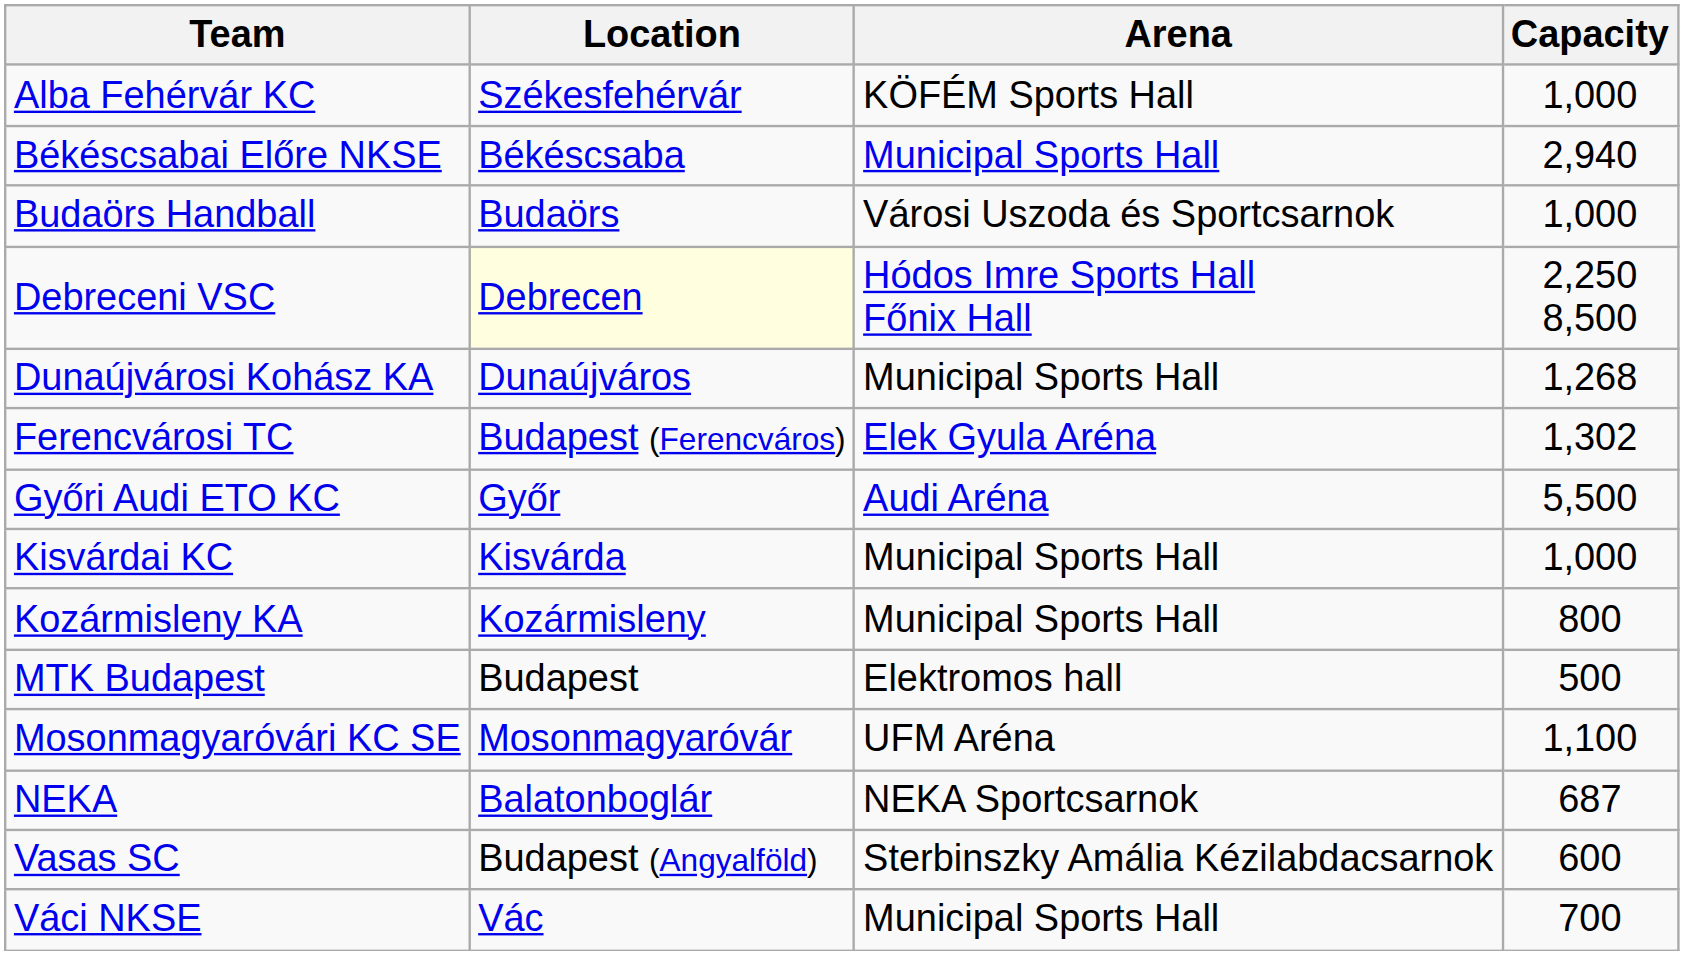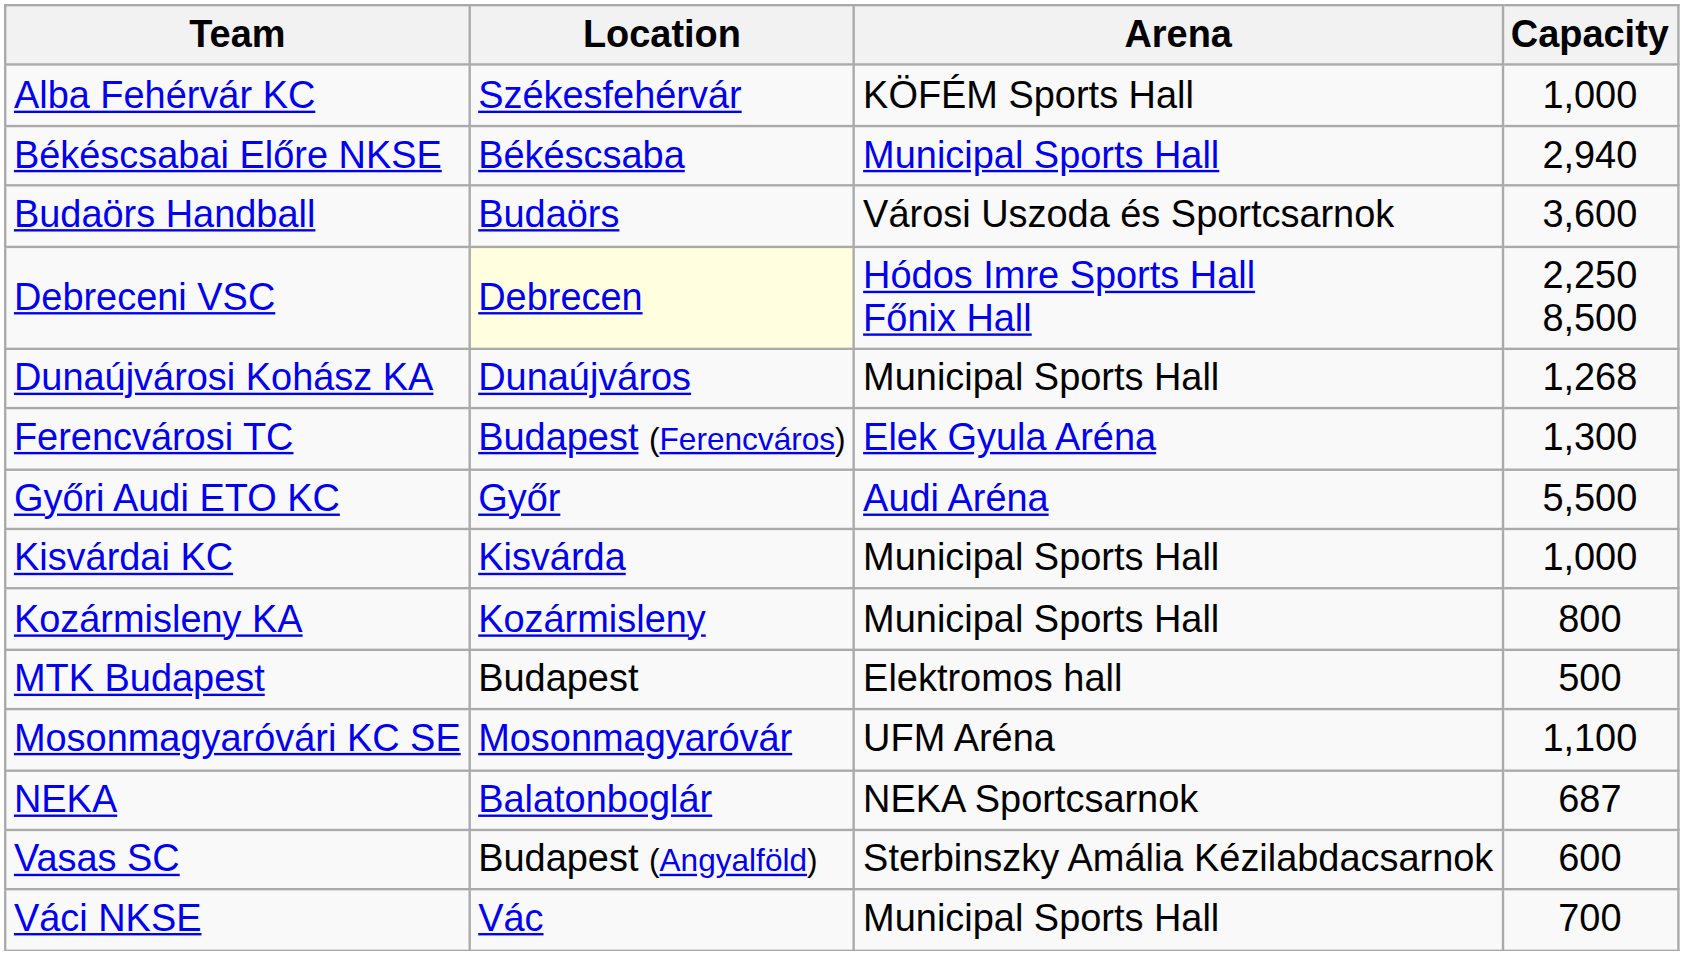(1590, 214) 1,000 -> (1590, 214) 3,600
(1590, 438) 1,302 -> (1590, 438) 1,300
